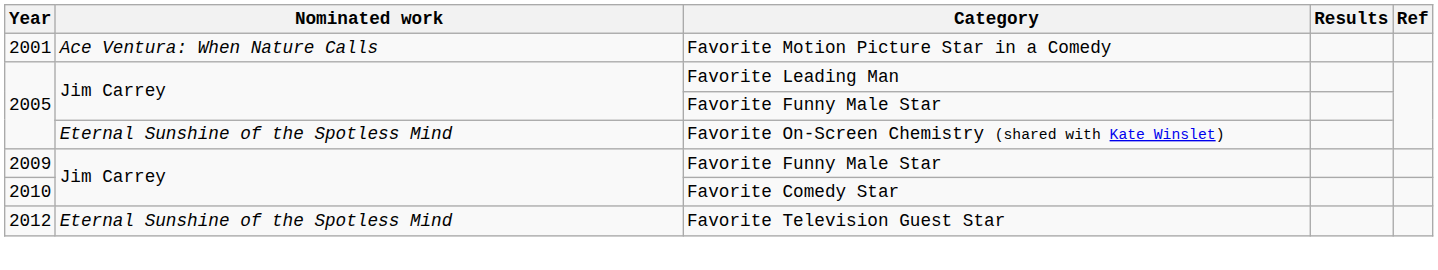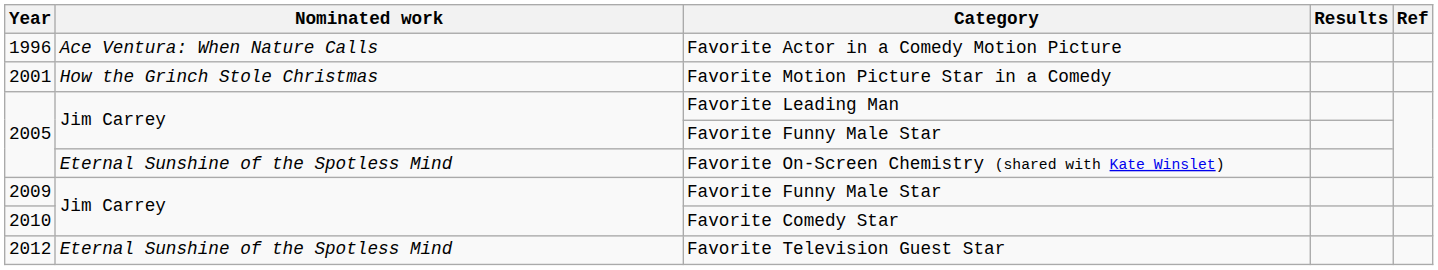+ row: (30, 48)
(219, 48) Ace Ventura: When Nature Calls -> (219, 77) How the Grinch Stole Christmas
